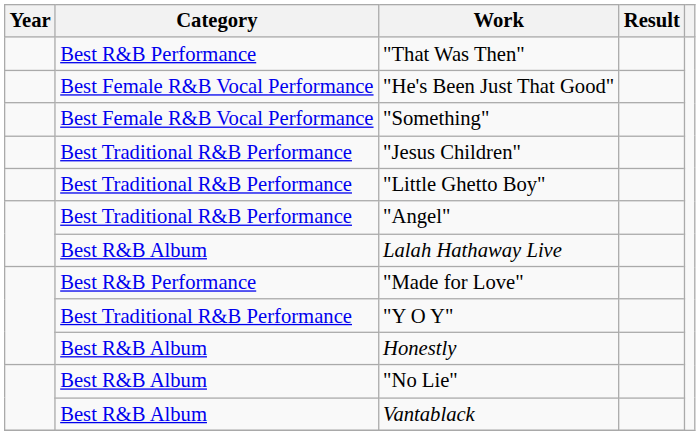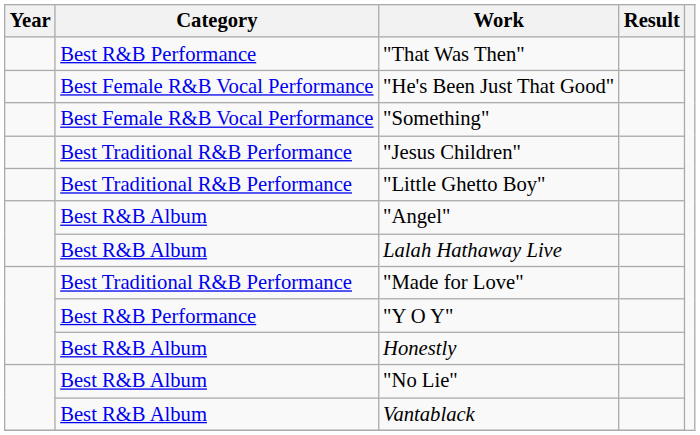(206, 217) Best Traditional R&B Performance -> (134, 217) Best R&B Album
(158, 282) Best R&B Performance -> (206, 282) Best Traditional R&B Performance
(206, 315) Best Traditional R&B Performance -> (158, 315) Best R&B Performance
